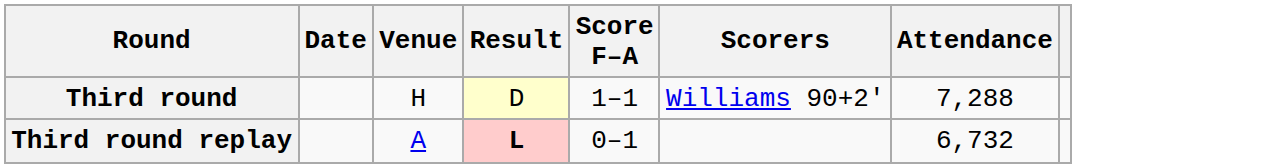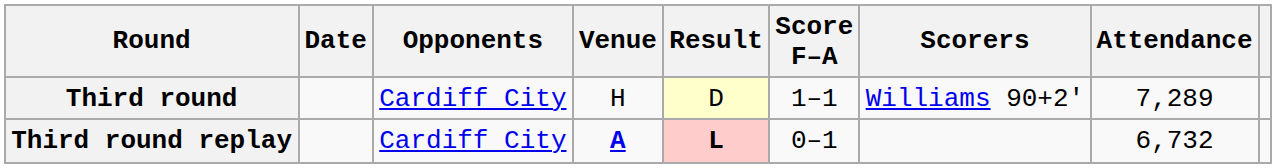+ column: (473, 41)
(975, 99) 7,288 -> (1175, 99) 7,289
(418, 141) normal -> (618, 141) bold
